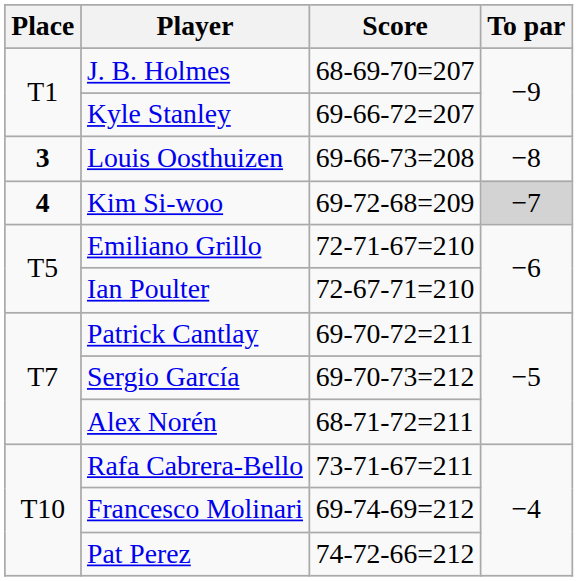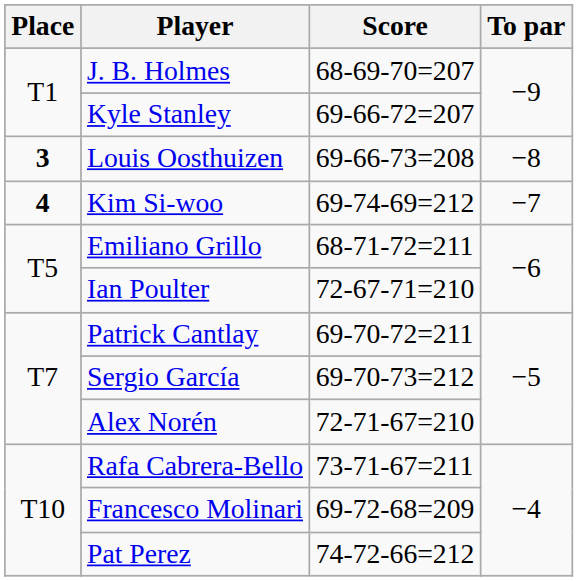(395, 202) 69-72-68=209 -> (395, 202) 69-74-69=212
(526, 202) lightgrey background -> (526, 202) no background
(395, 245) 72-71-67=210 -> (395, 245) 68-71-72=211
(395, 421) 68-71-72=211 -> (395, 421) 72-71-67=210
(395, 509) 69-74-69=212 -> (395, 509) 69-72-68=209
